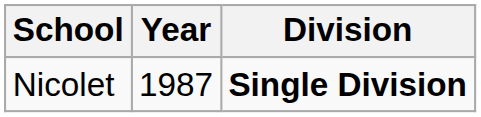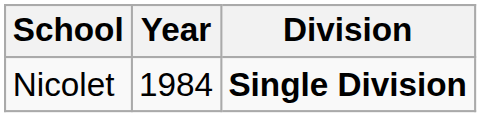(176, 83) 1987 -> (176, 83) 1984
